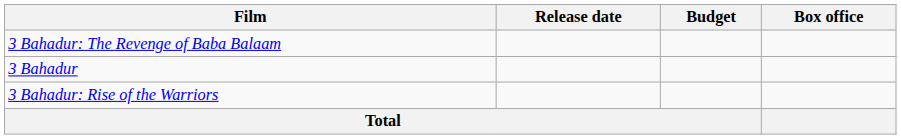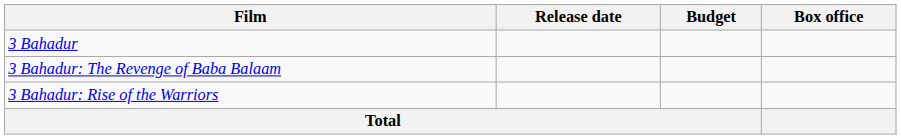rows swapped: (43, 69) <-> (145, 43)
